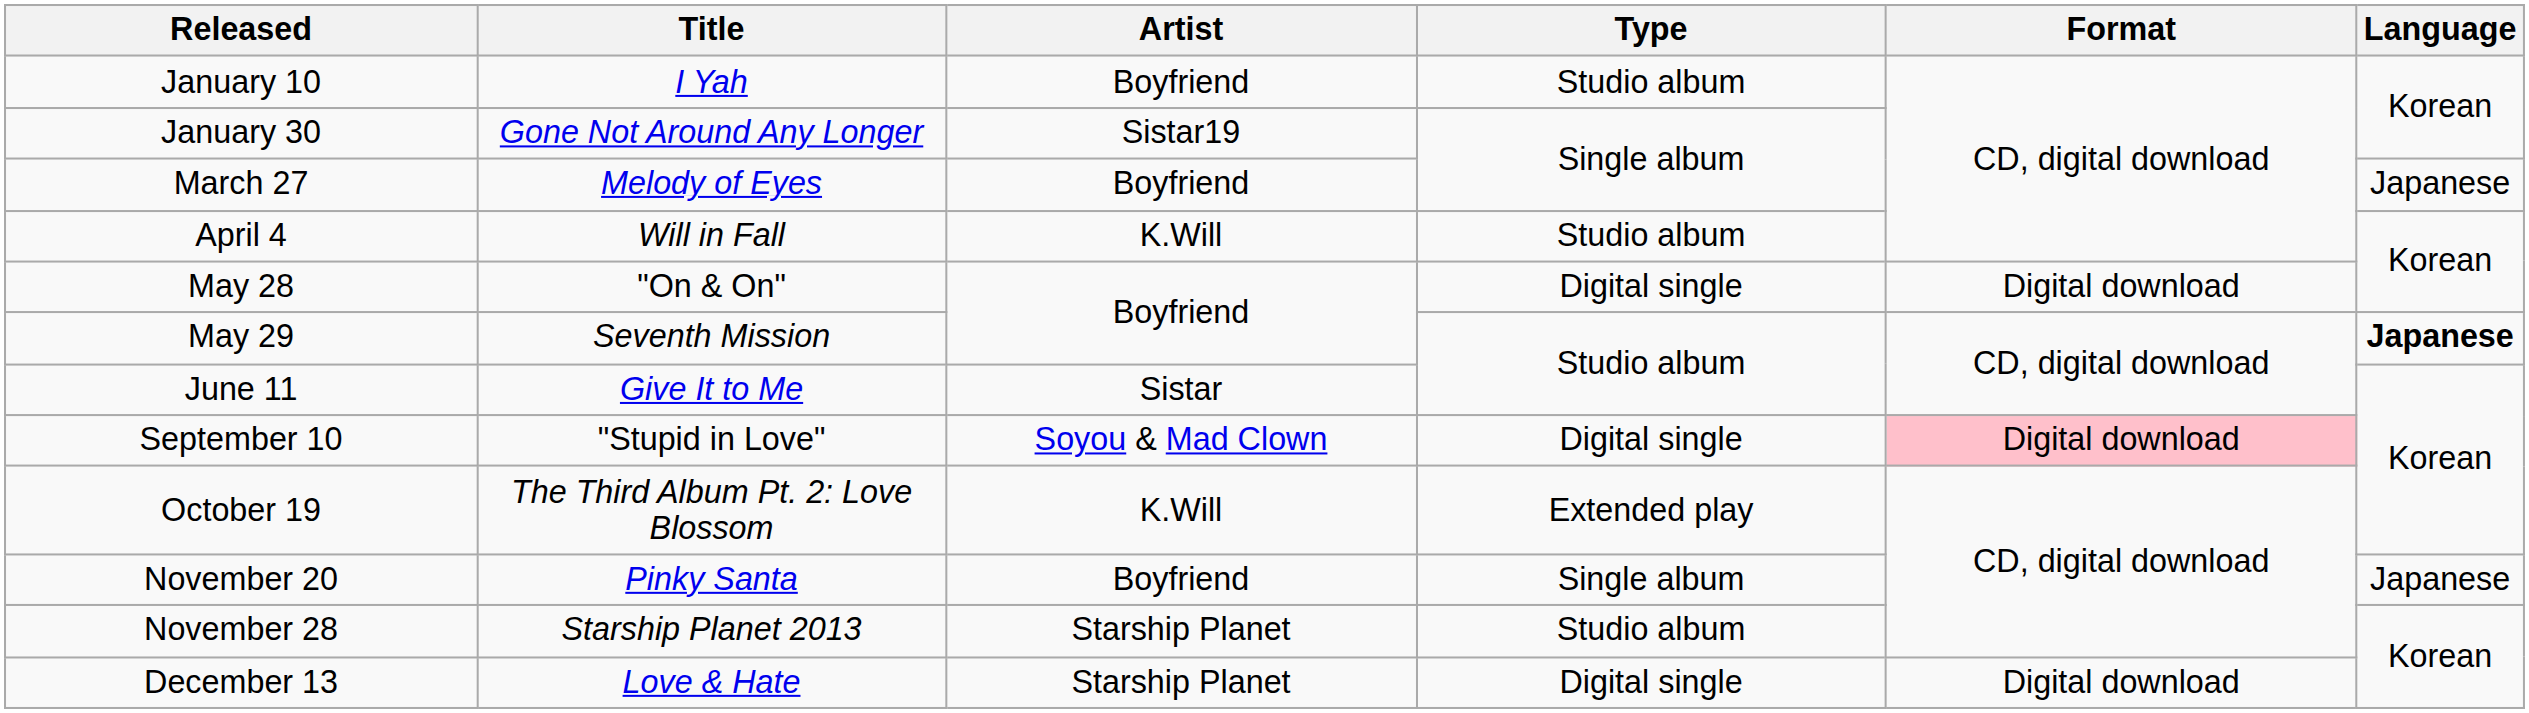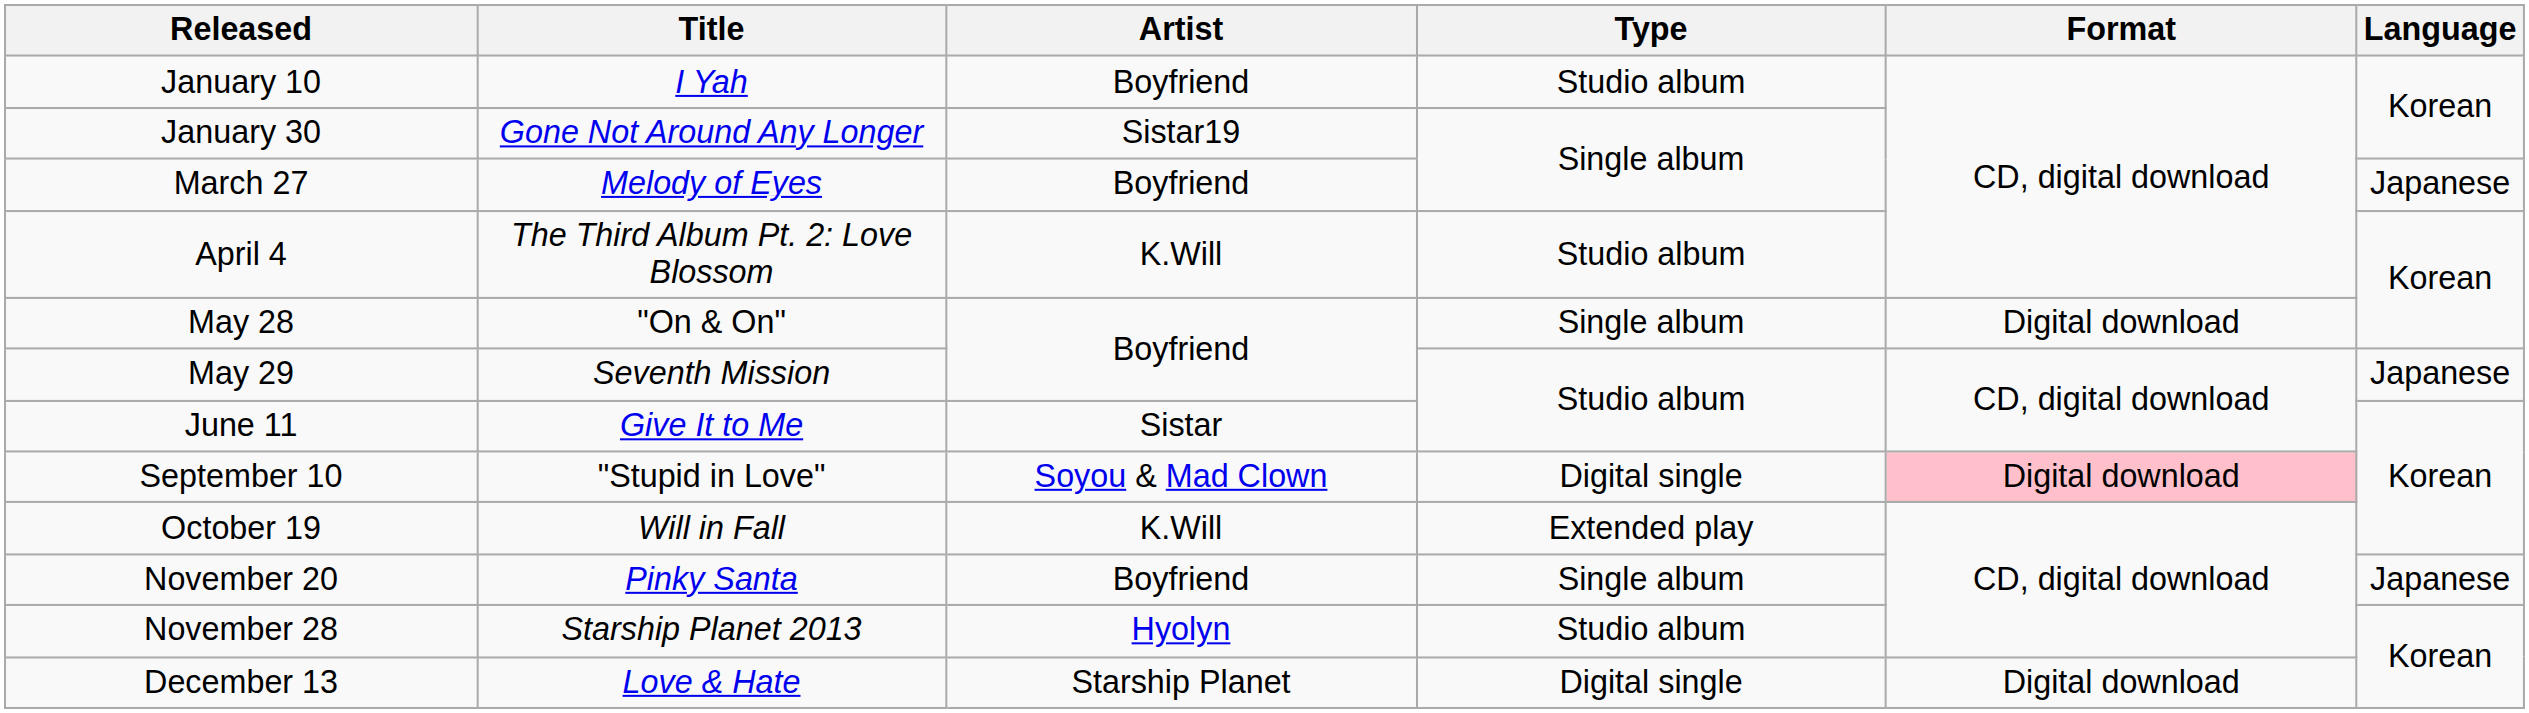(712, 235) Will in Fall -> (712, 253) The Third Album Pt. 2: Love Blossom
(1651, 286) Digital single -> (1651, 322) Single album
(2440, 337) bold -> (2440, 374) normal
(712, 509) The Third Album Pt. 2: Love Blossom -> (712, 527) Will in Fall
(1181, 630) Starship Planet -> (1181, 630) Hyolyn
